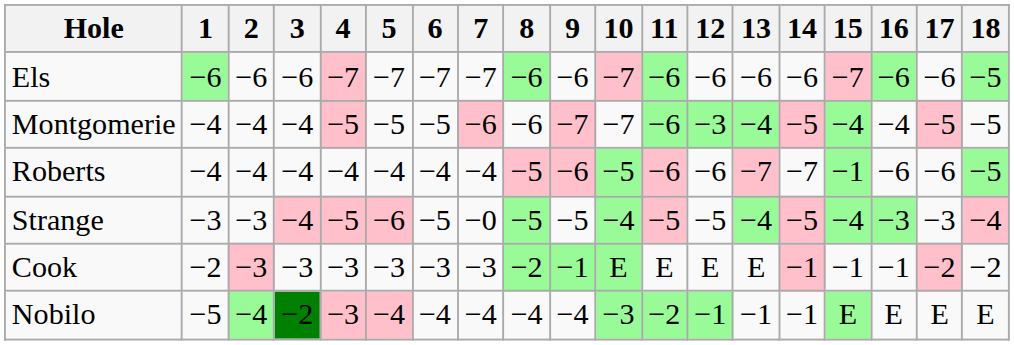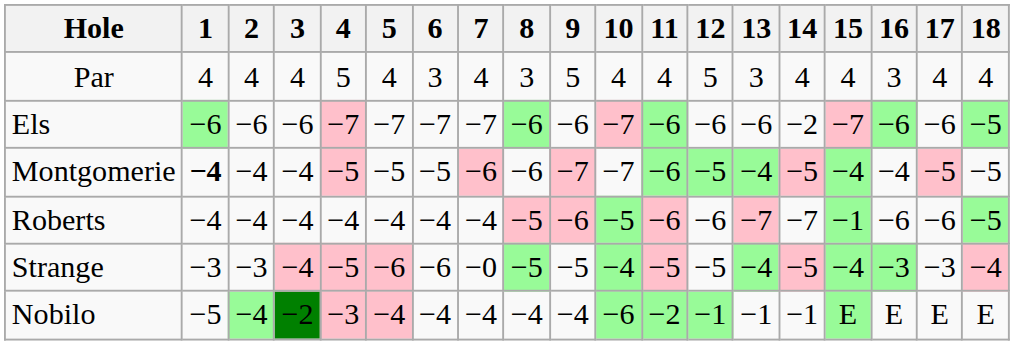+ row: (94, 76)
(802, 76) −6 -> (802, 123) −2
(205, 123) normal -> (206, 171) bold
(710, 123) −3 -> (710, 171) −5
(435, 219) −5 -> (435, 266) −6
- row: (44, 266)
(618, 314) −3 -> (619, 314) −6
